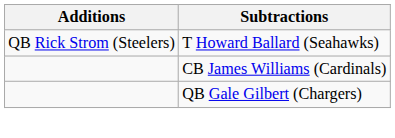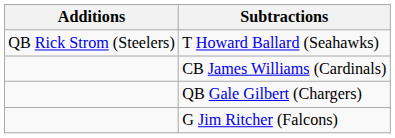+ row: (260, 119)
